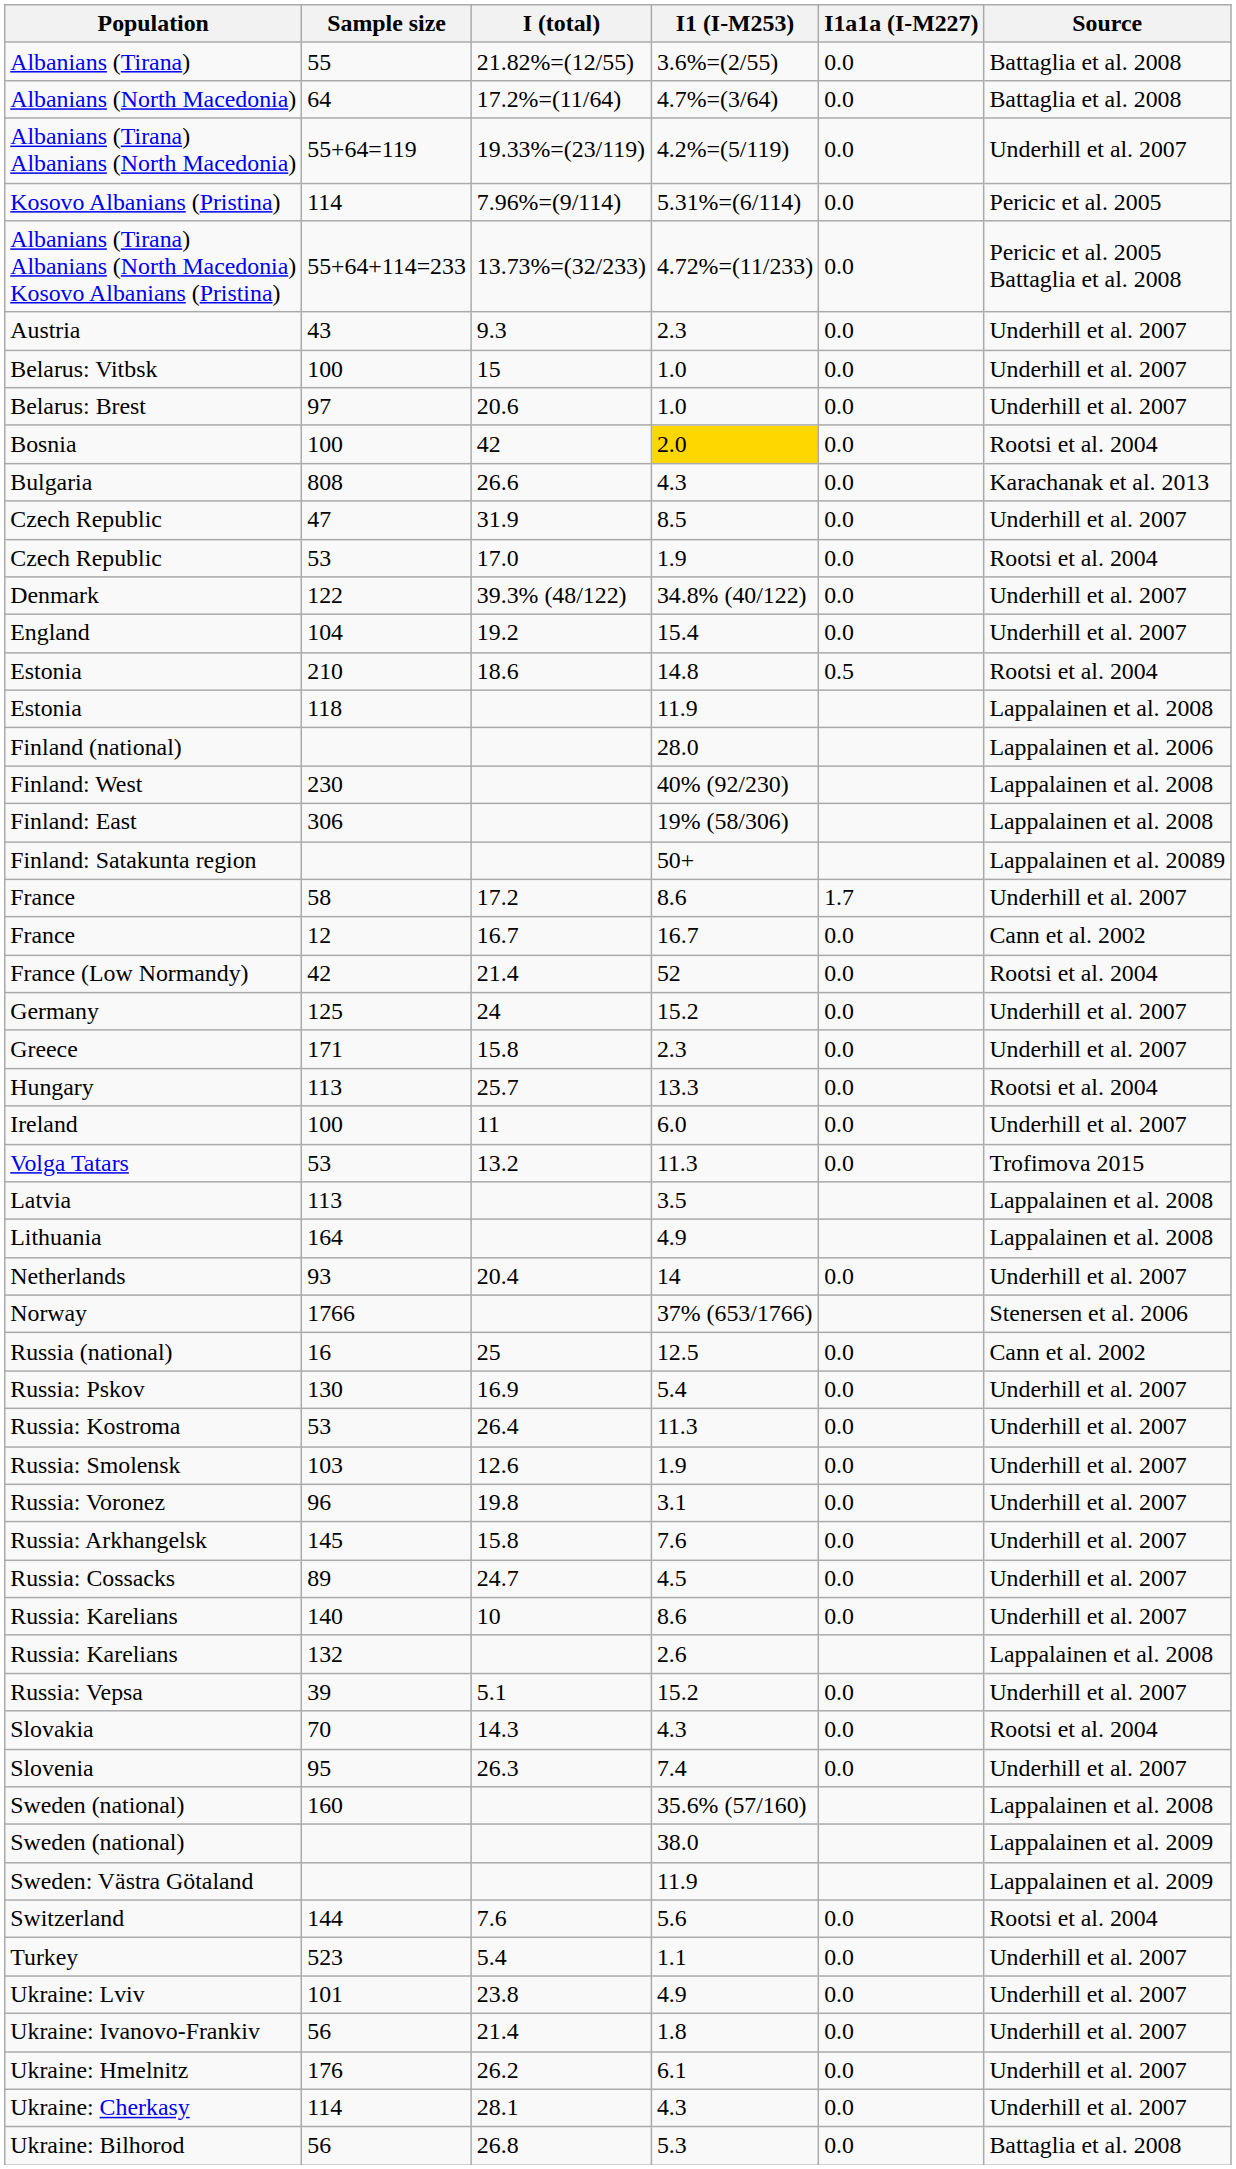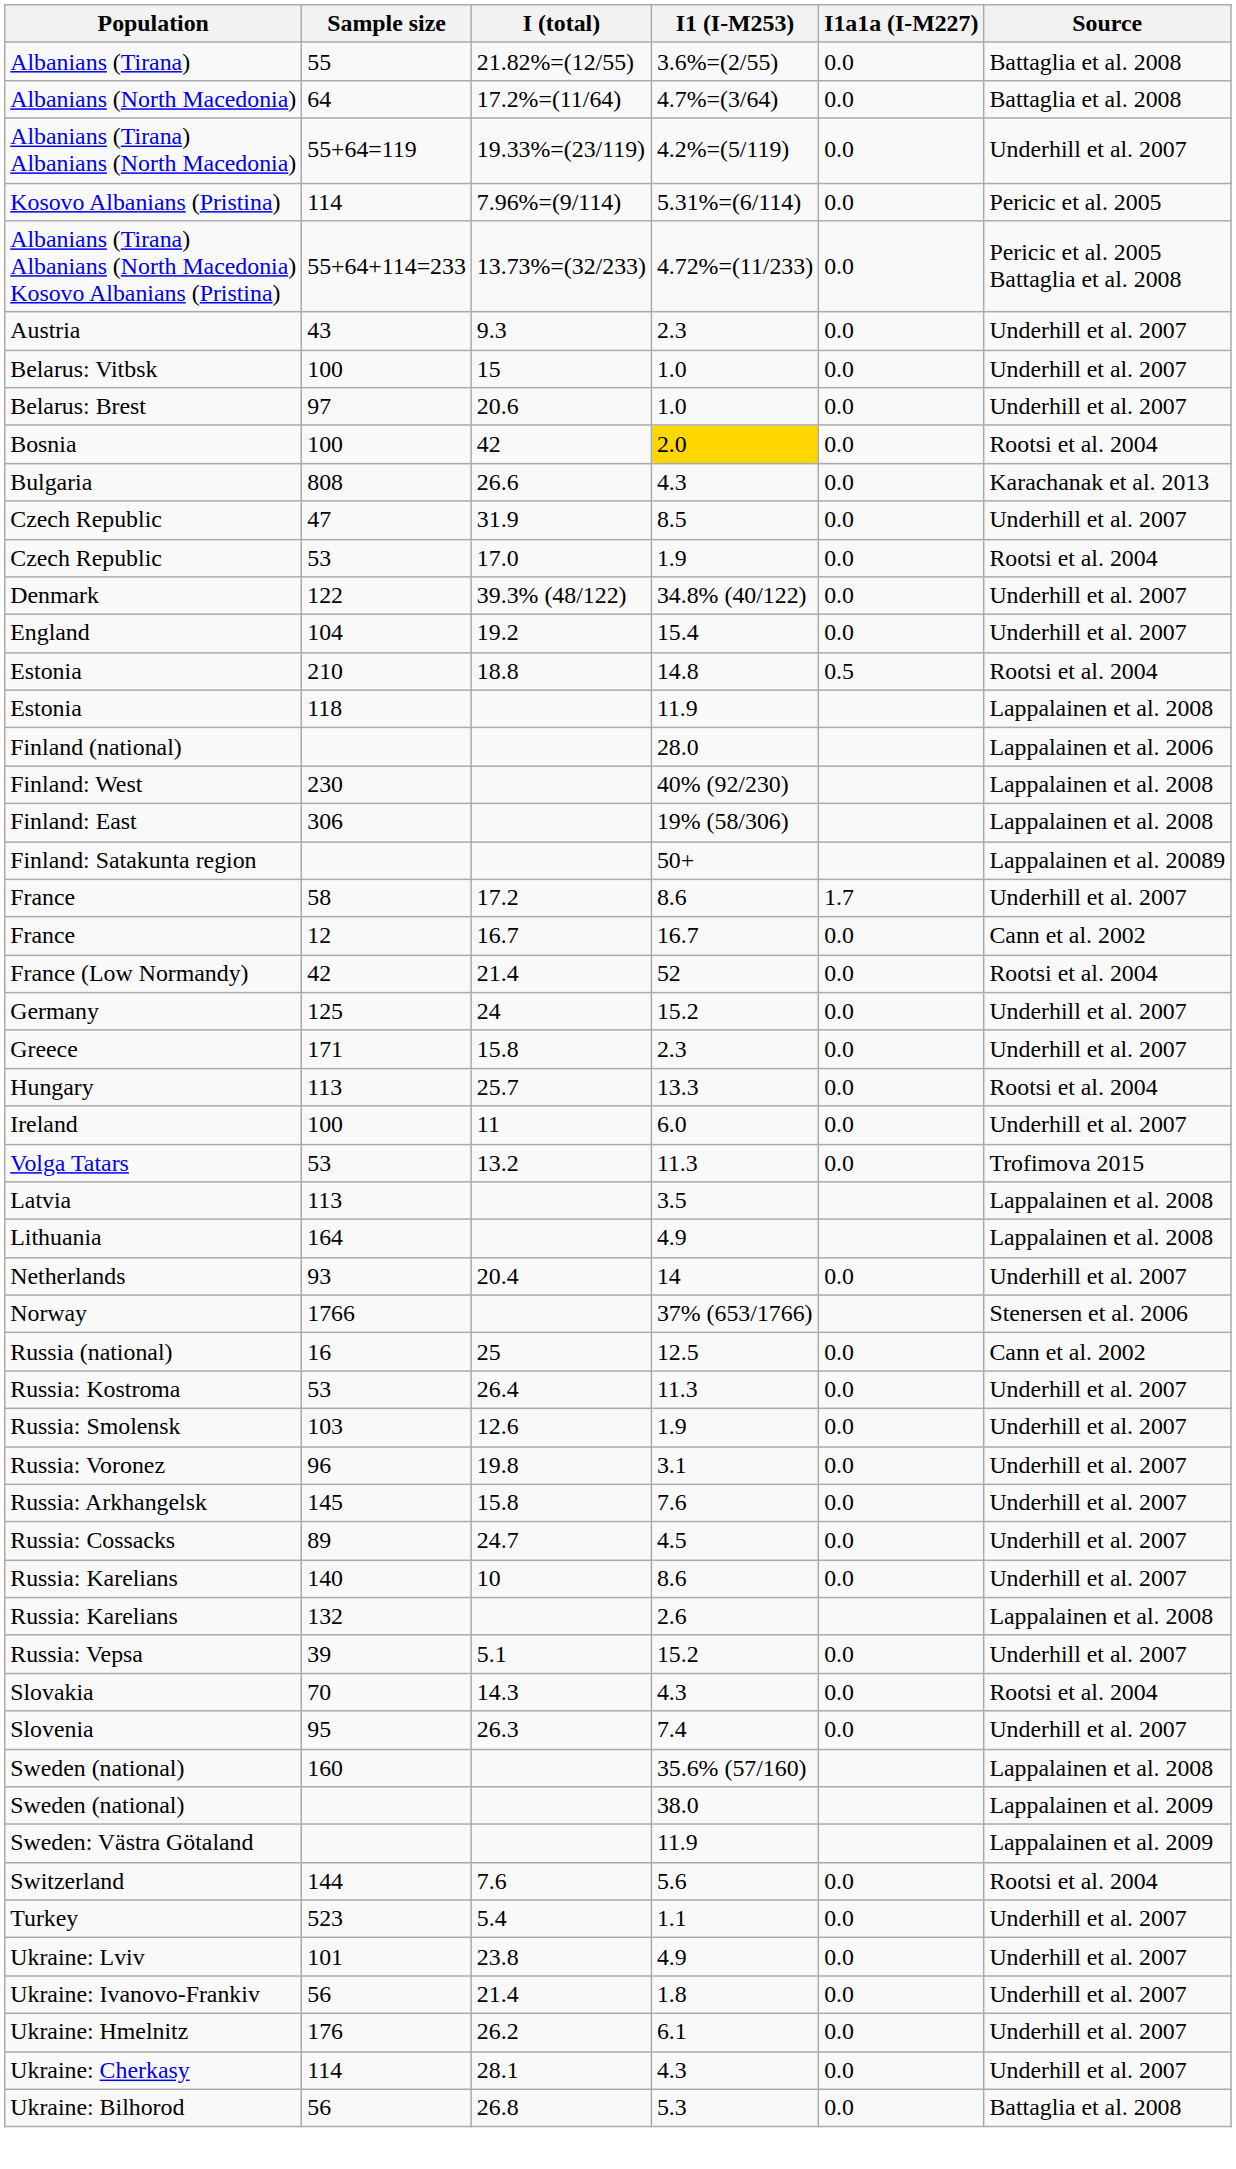(498, 670) 18.6 -> (498, 670) 18.8
- row: (77, 1389)
